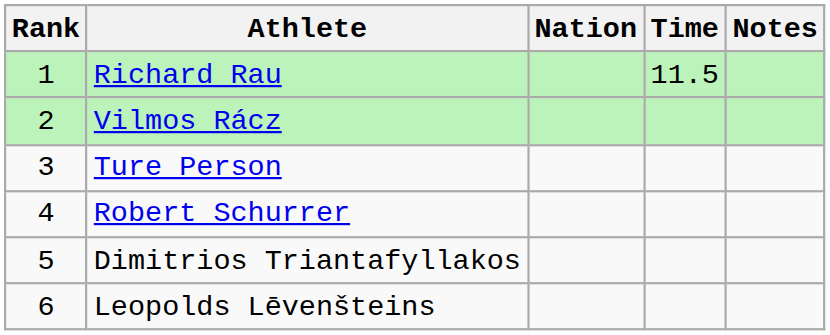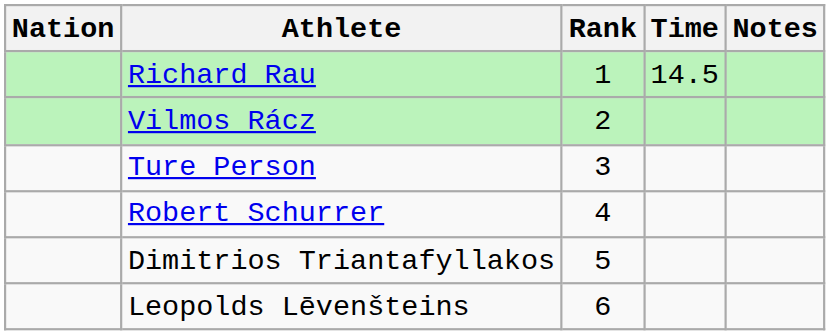columns swapped: (46, 28) <-> (586, 28)
(685, 75) 11.5 -> (685, 75) 14.5
